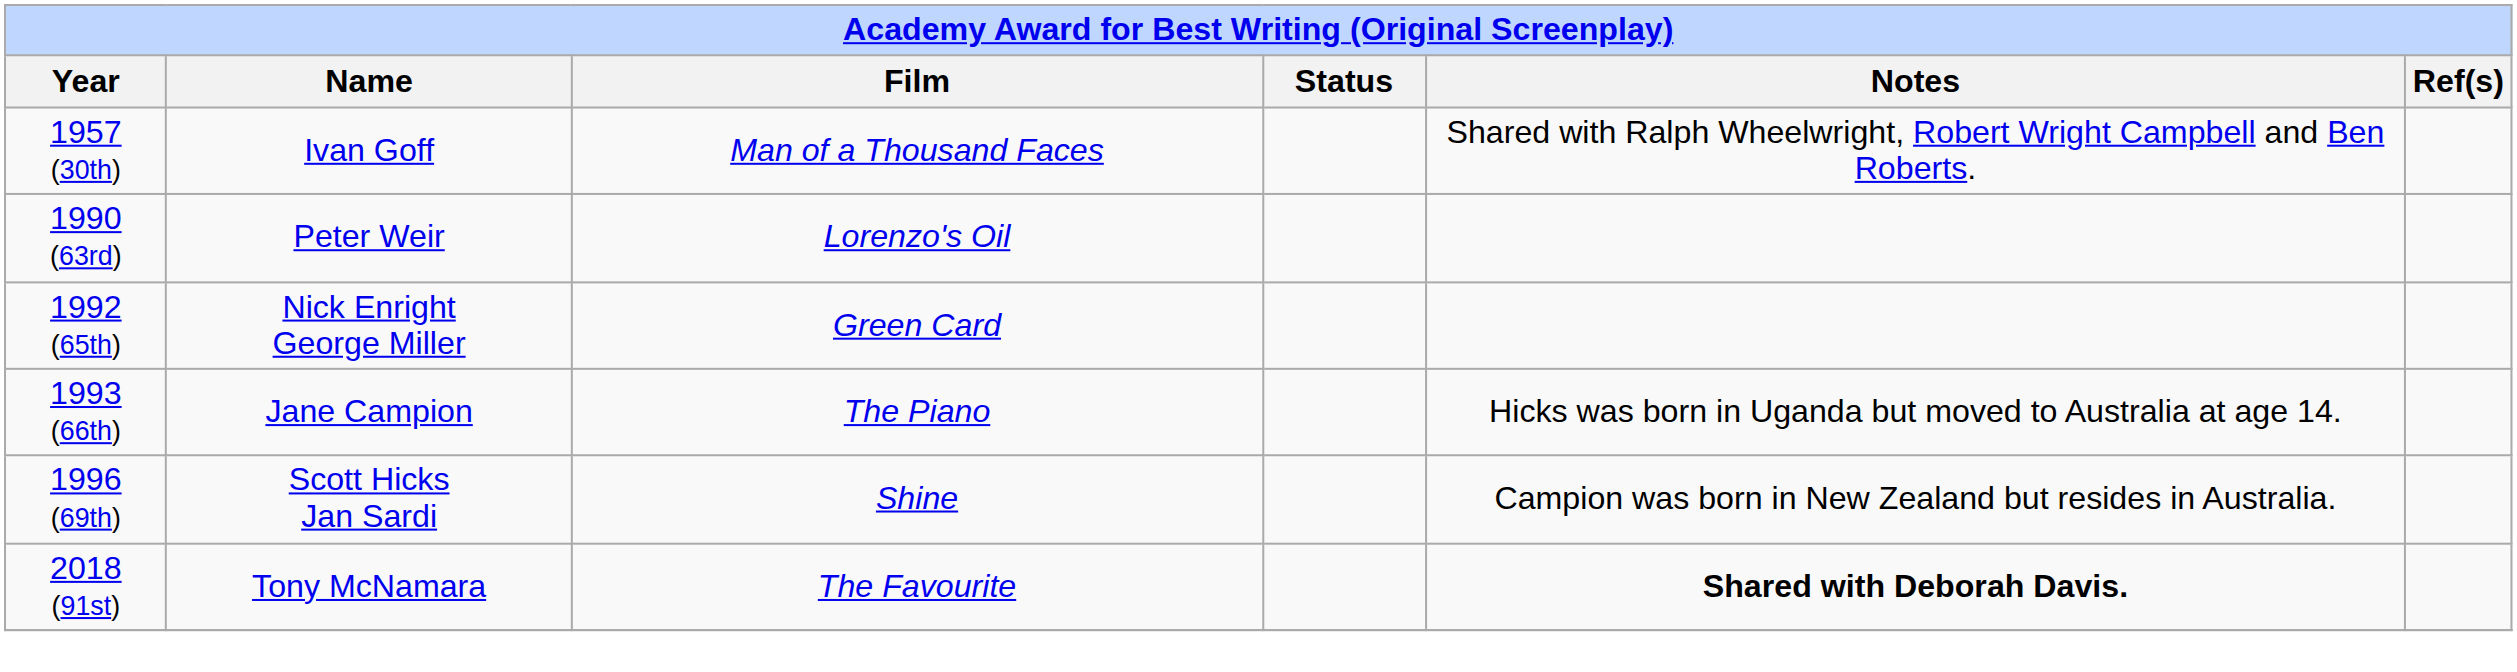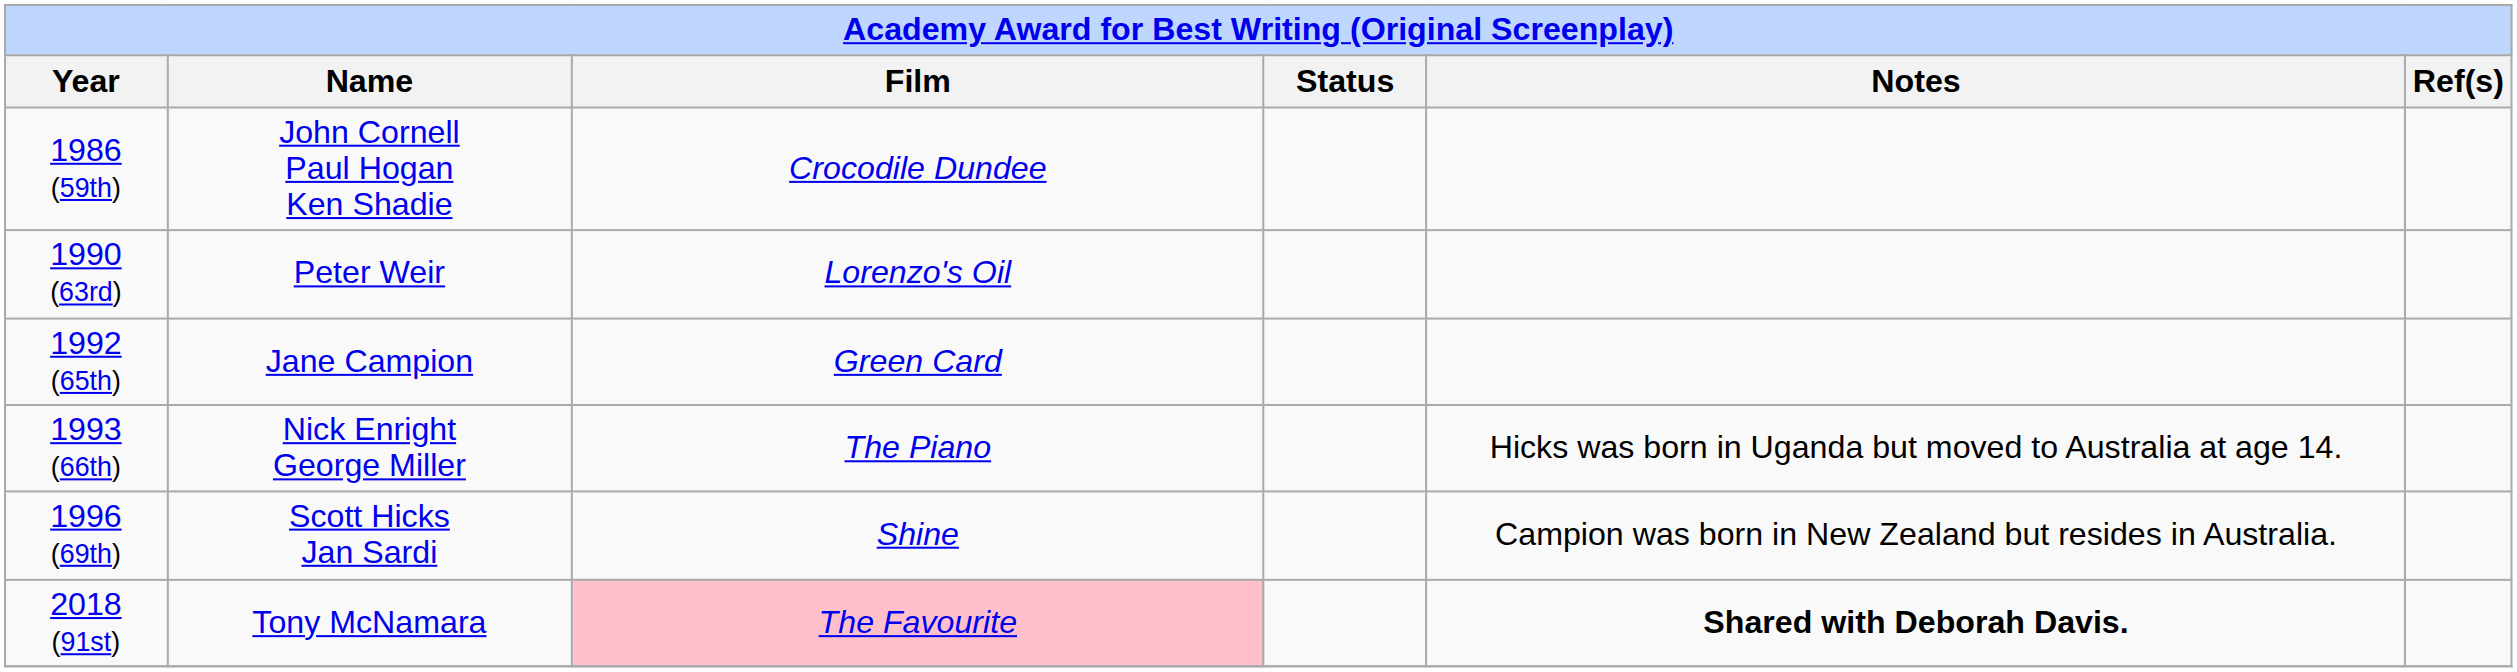- row: (86, 150)
+ row: (86, 168)
(369, 324) Nick Enright George Miller -> (369, 360) Jane Campion
(369, 411) Jane Campion -> (369, 447) Nick Enright George Miller
(917, 586) no background -> (918, 622) pink background
